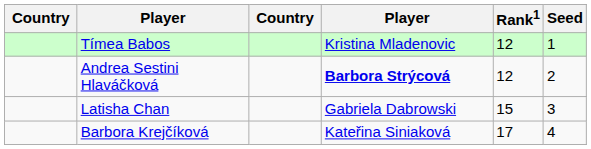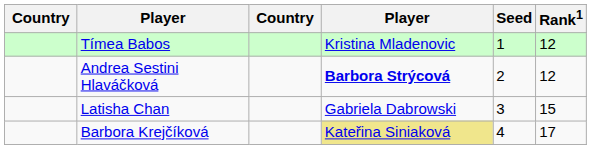columns swapped: (518, 18) <-> (565, 18)
(388, 132) no background -> (388, 132) khaki background
